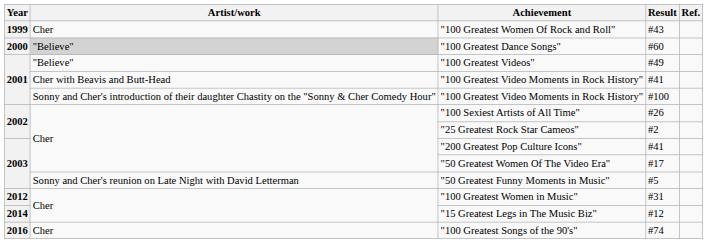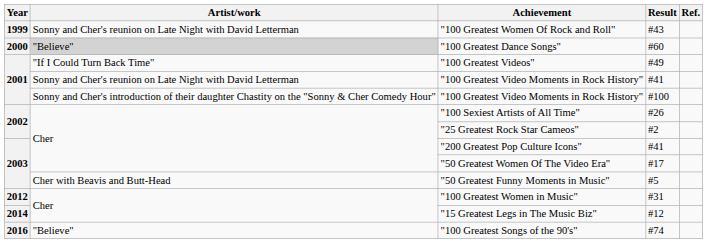(43, 29) Cher -> (166, 29) Sonny and Cher's reunion on Late Night with David Letterman
(53, 63) "Believe" -> (94, 63) "If I Could Turn Back Time"
(102, 79) Cher with Beavis and Butt-Head -> (166, 79) Sonny and Cher's reunion on Late Night with David Letterman
(166, 180) Sonny and Cher's reunion on Late Night with David Letterman -> (102, 180) Cher with Beavis and Butt-Head
(43, 230) Cher -> (53, 230) "Believe"
